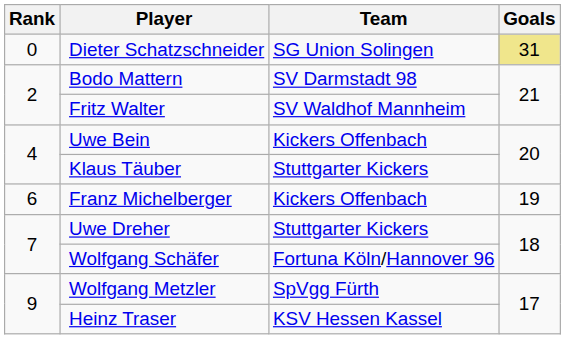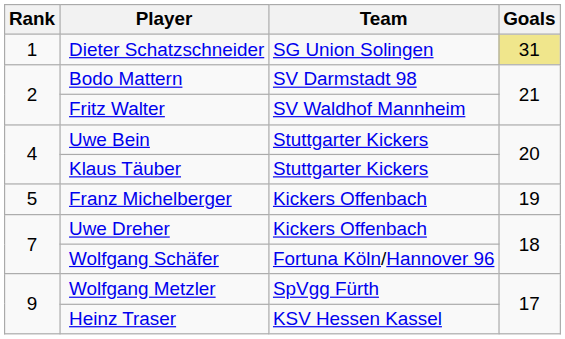(32, 49) 0 -> (32, 49) 1
(350, 139) Kickers Offenbach -> (351, 139) Stuttgarter Kickers
(32, 199) 6 -> (32, 199) 5
(351, 229) Stuttgarter Kickers -> (350, 229) Kickers Offenbach
